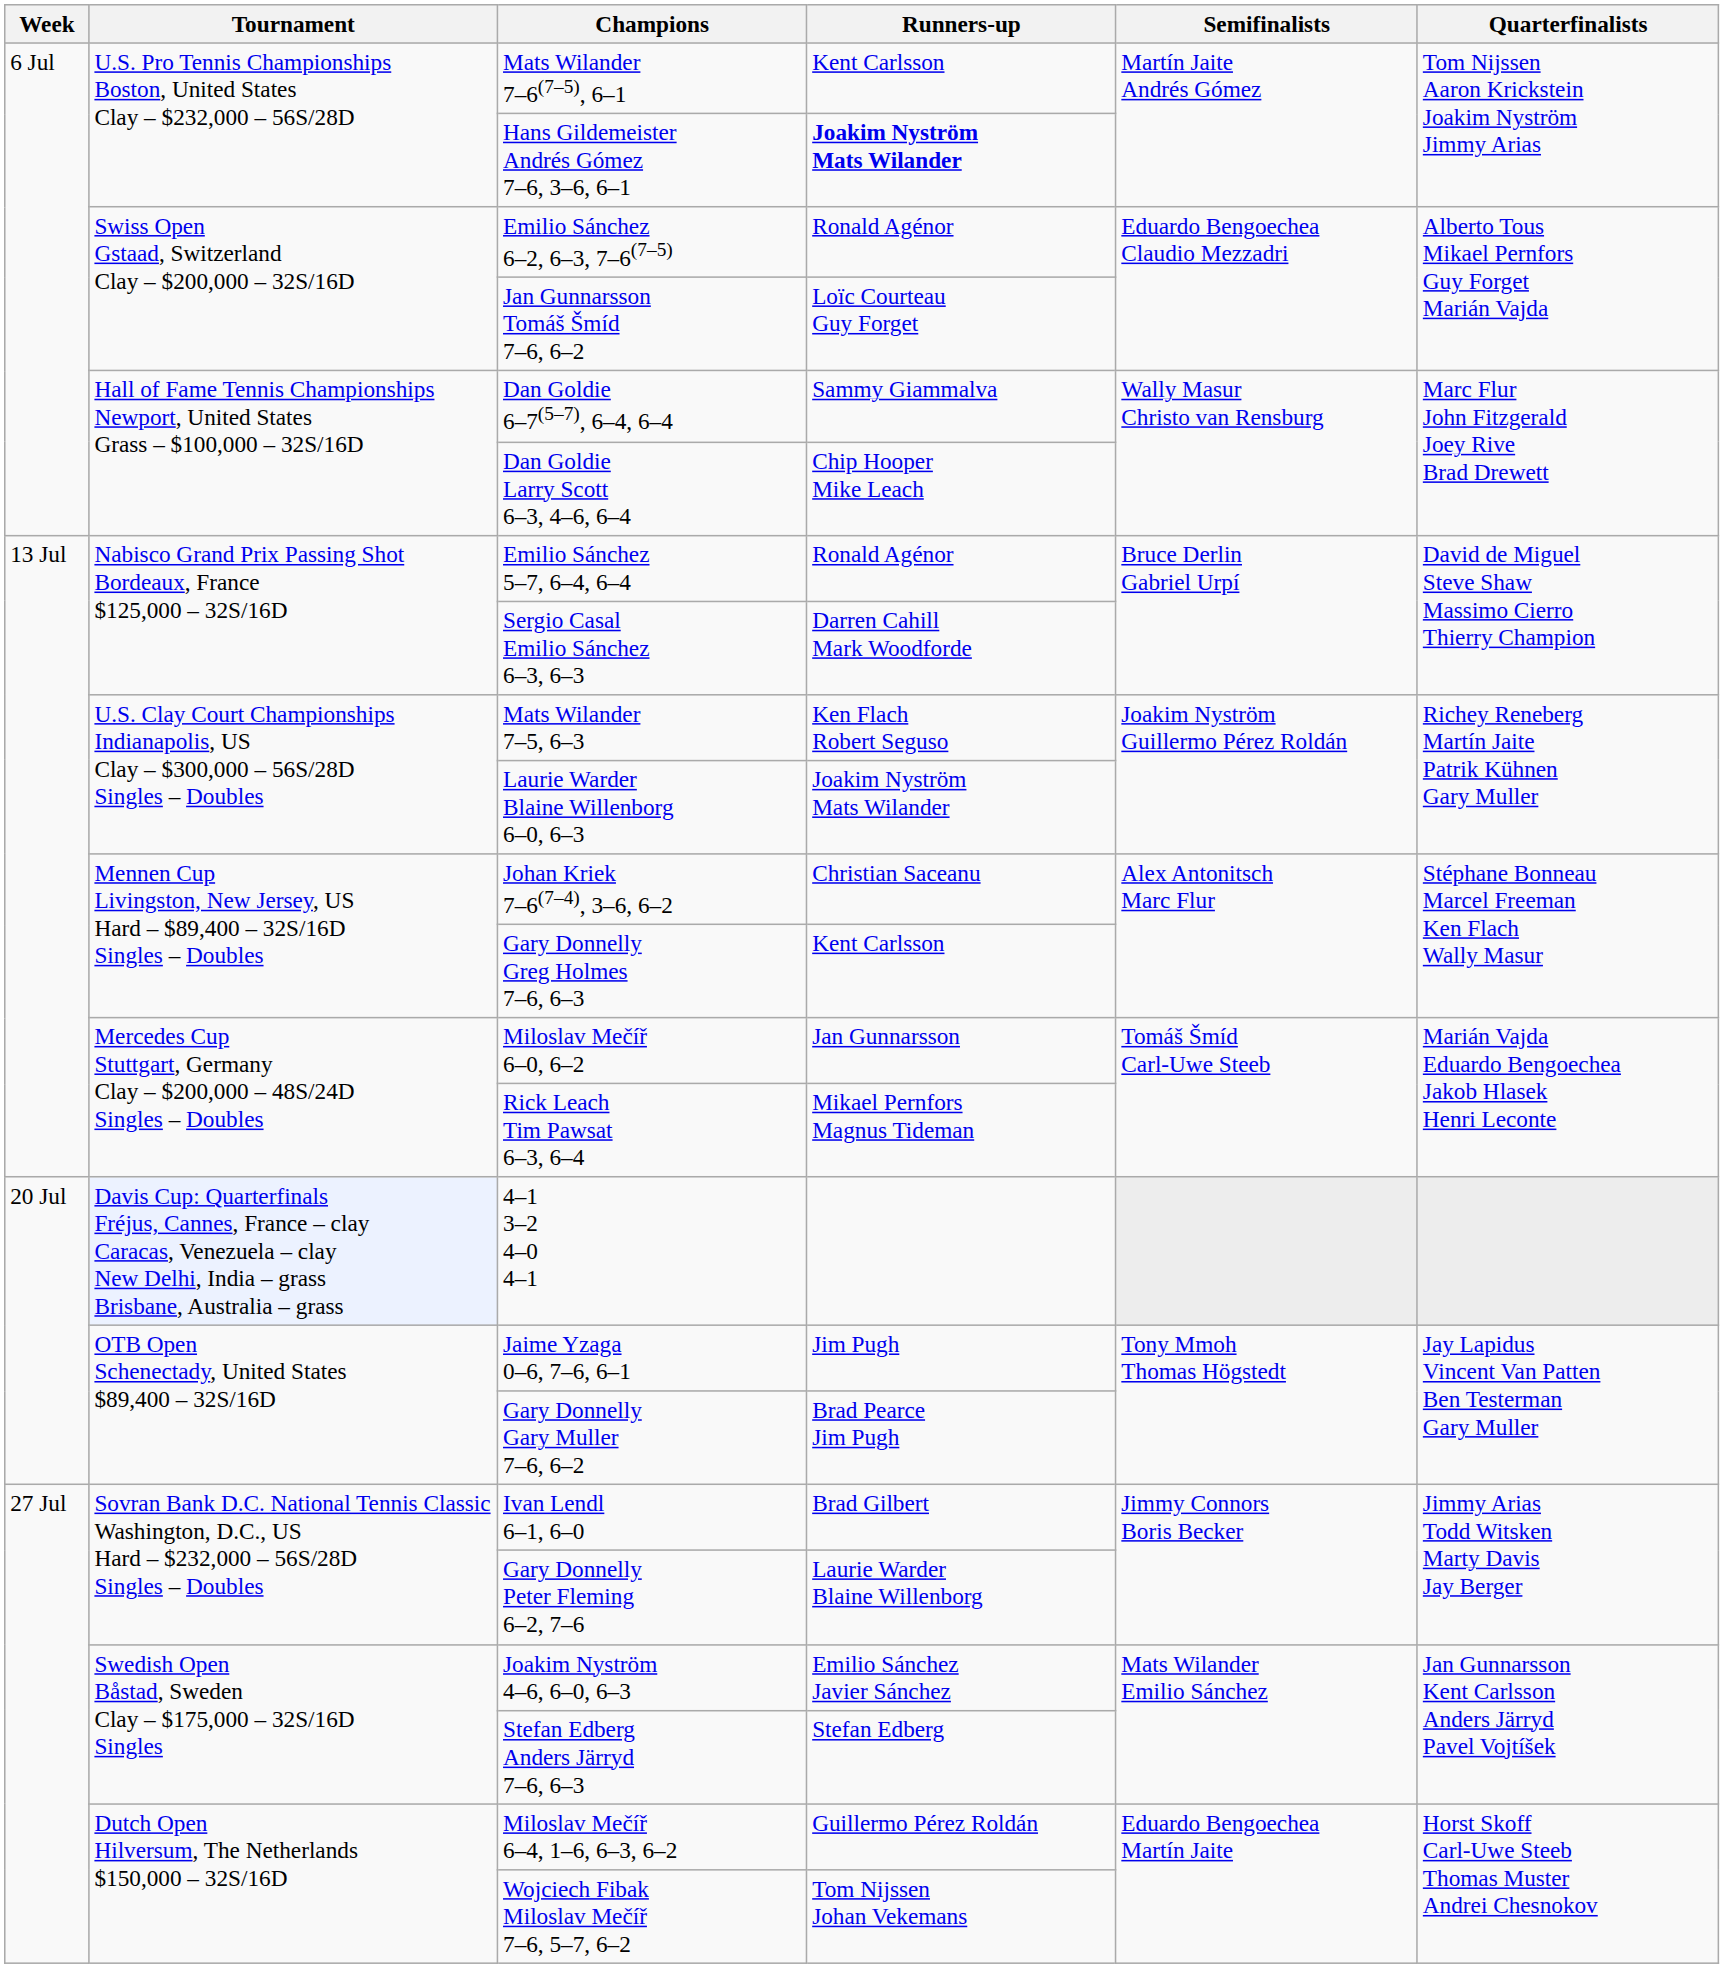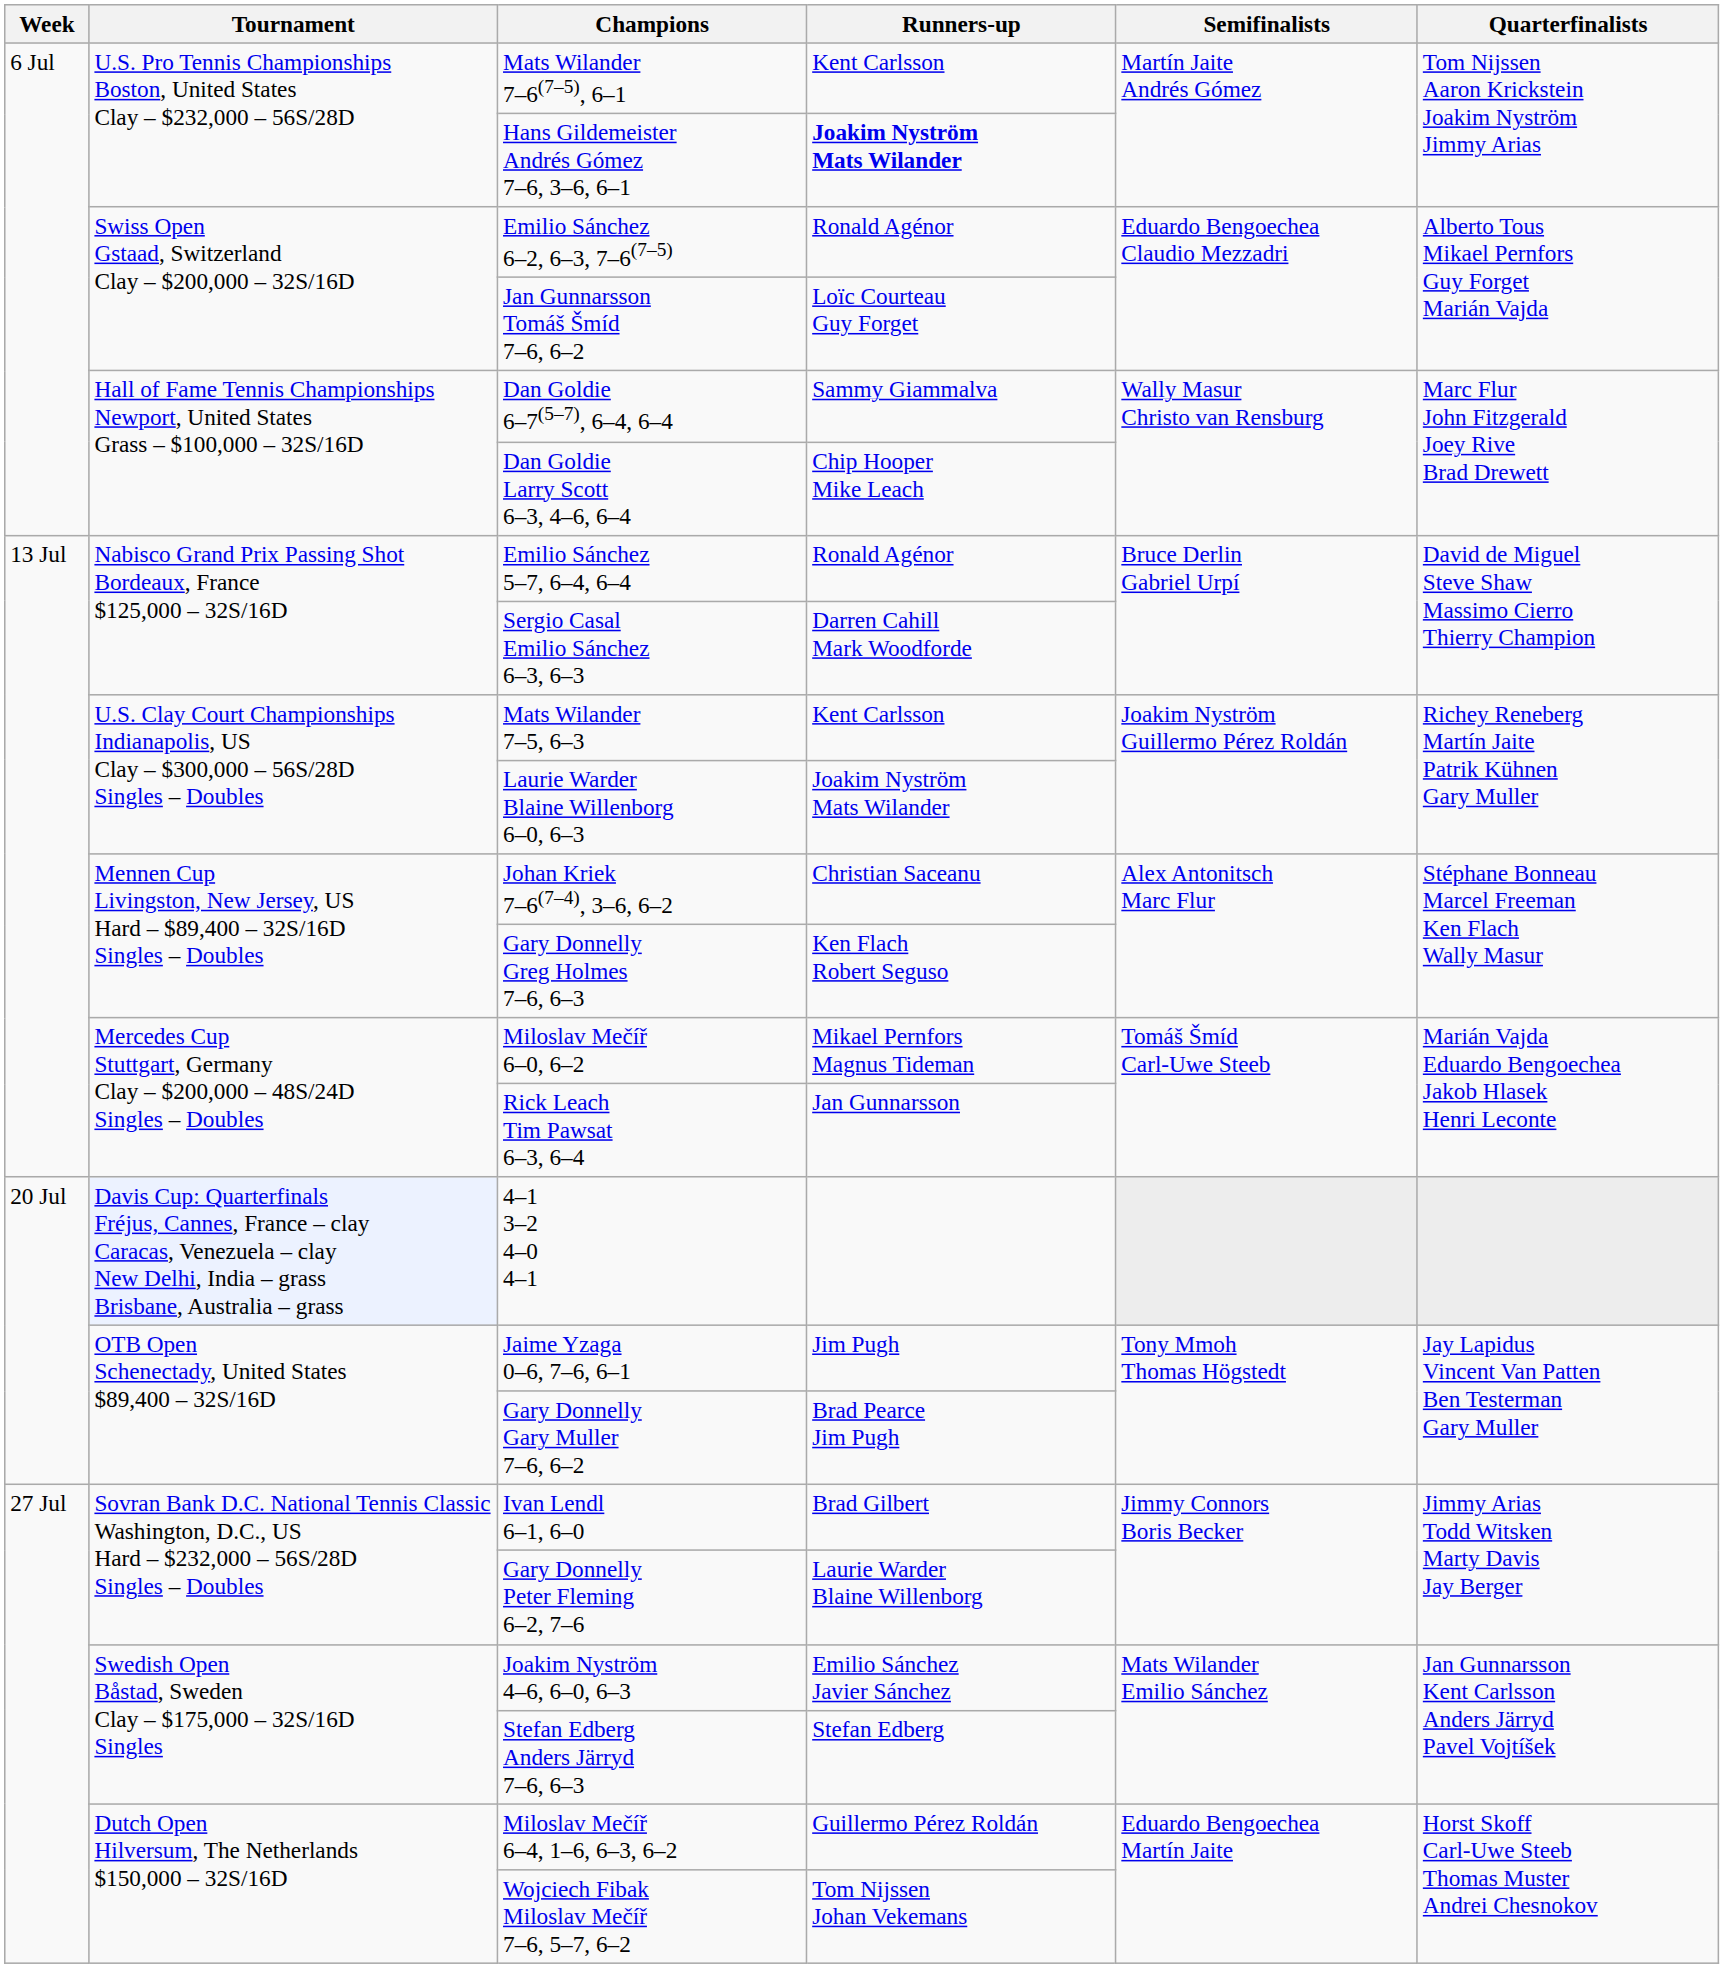(880, 727) Ken Flach Robert Seguso -> (878, 713) Kent Carlsson
(878, 943) Kent Carlsson -> (880, 957) Ken Flach Robert Seguso
(886, 1036) Jan Gunnarsson -> (893, 1050) Mikael Pernfors Magnus Tideman
(893, 1116) Mikael Pernfors Magnus Tideman -> (886, 1102) Jan Gunnarsson
